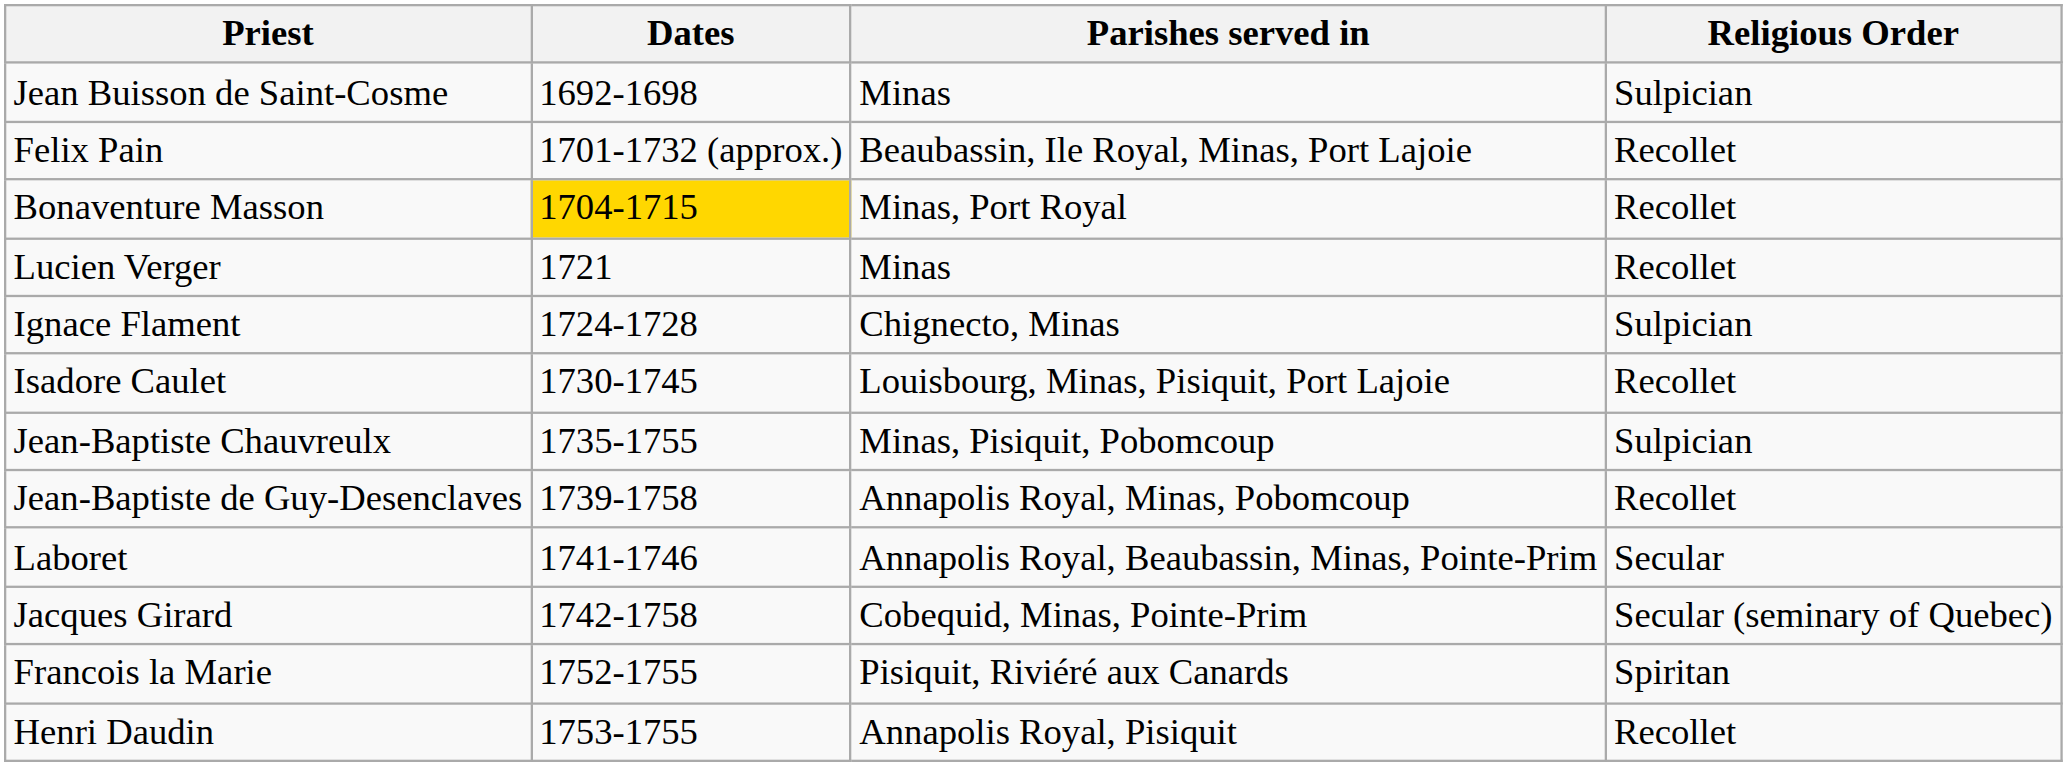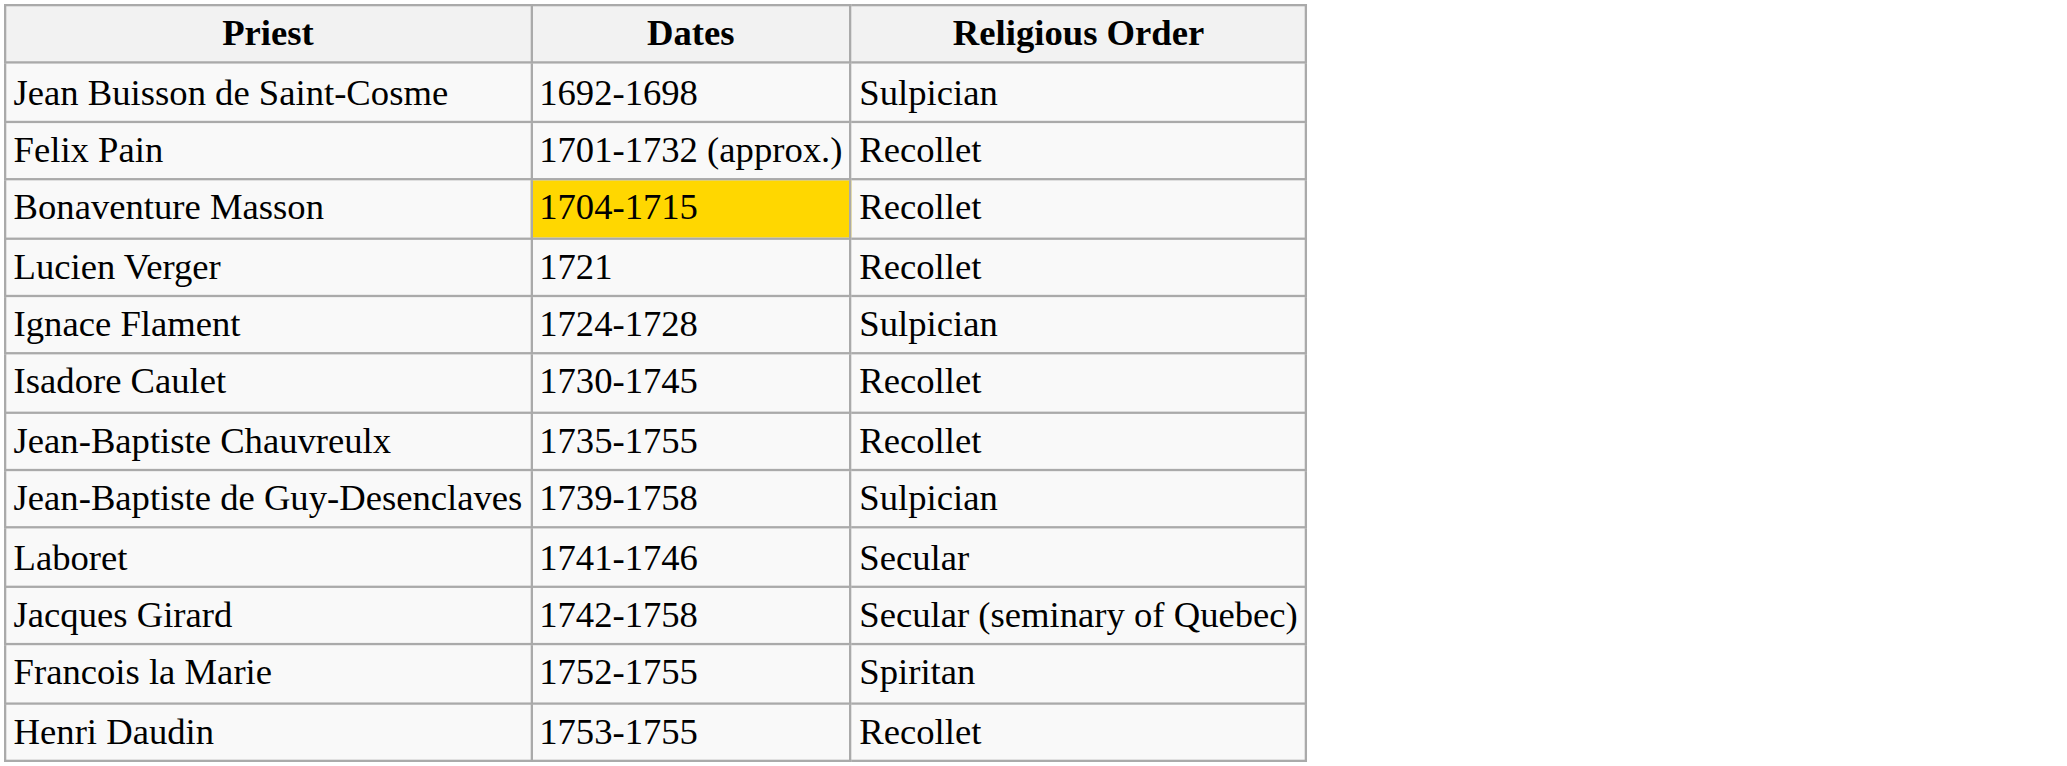- column: (1228, 33)
(1683, 440) Sulpician -> (920, 440) Recollet
(1675, 498) Recollet -> (929, 498) Sulpician
